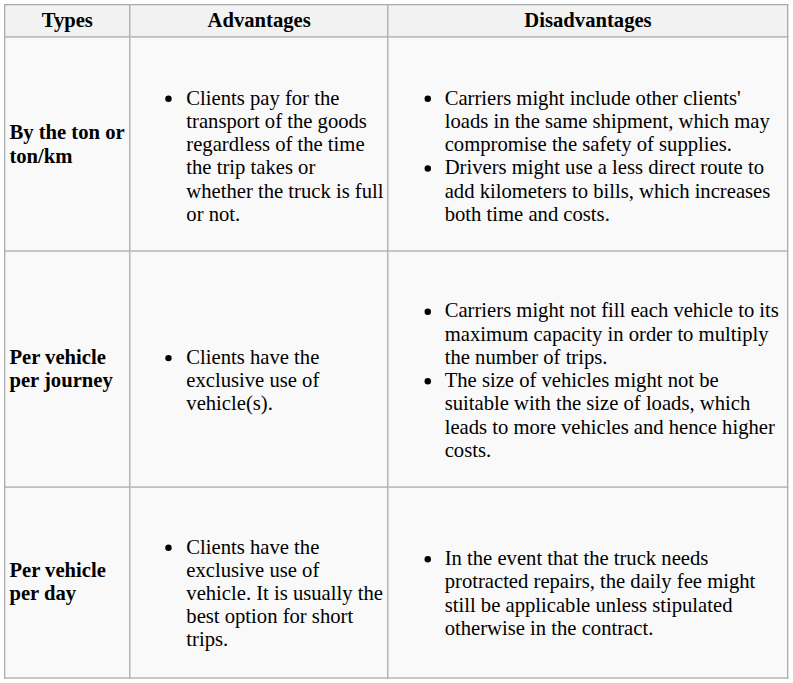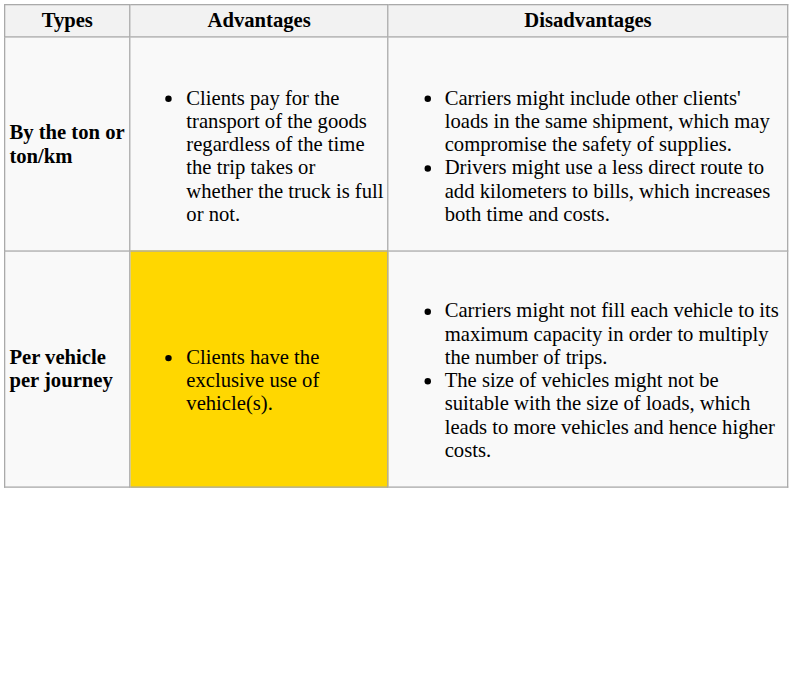(259, 381) no background -> (259, 381) gold background
- row: (58, 582)
